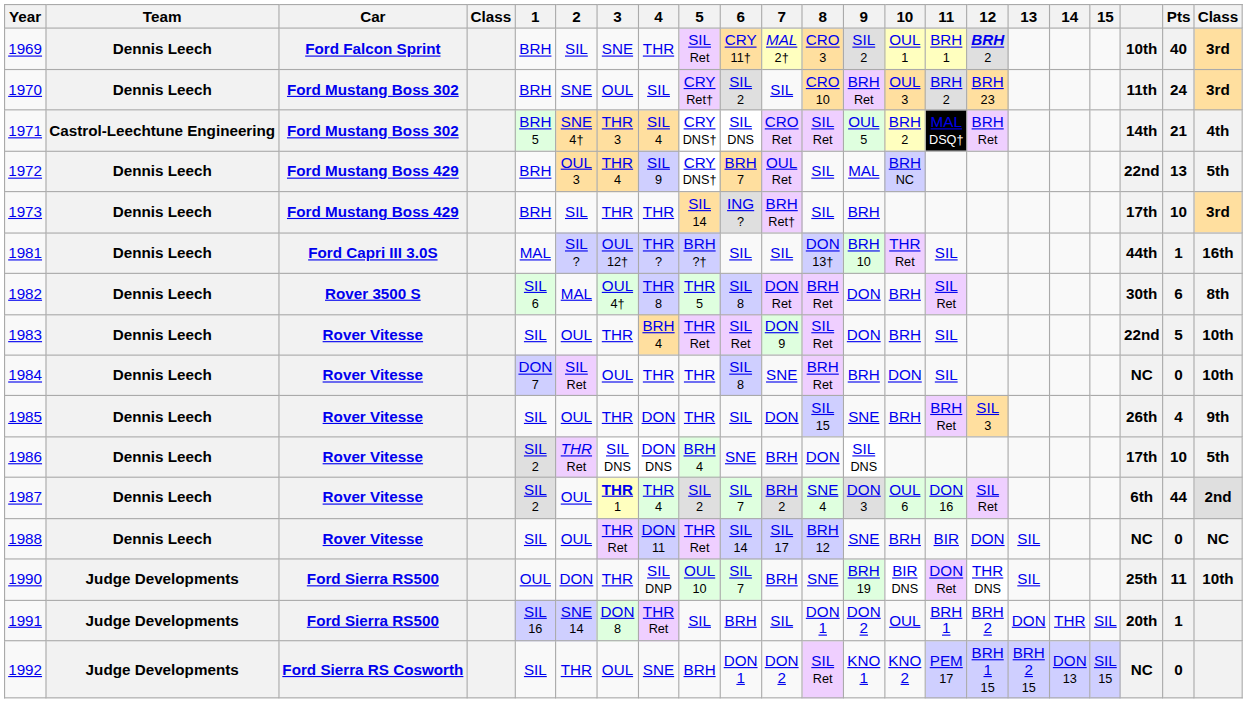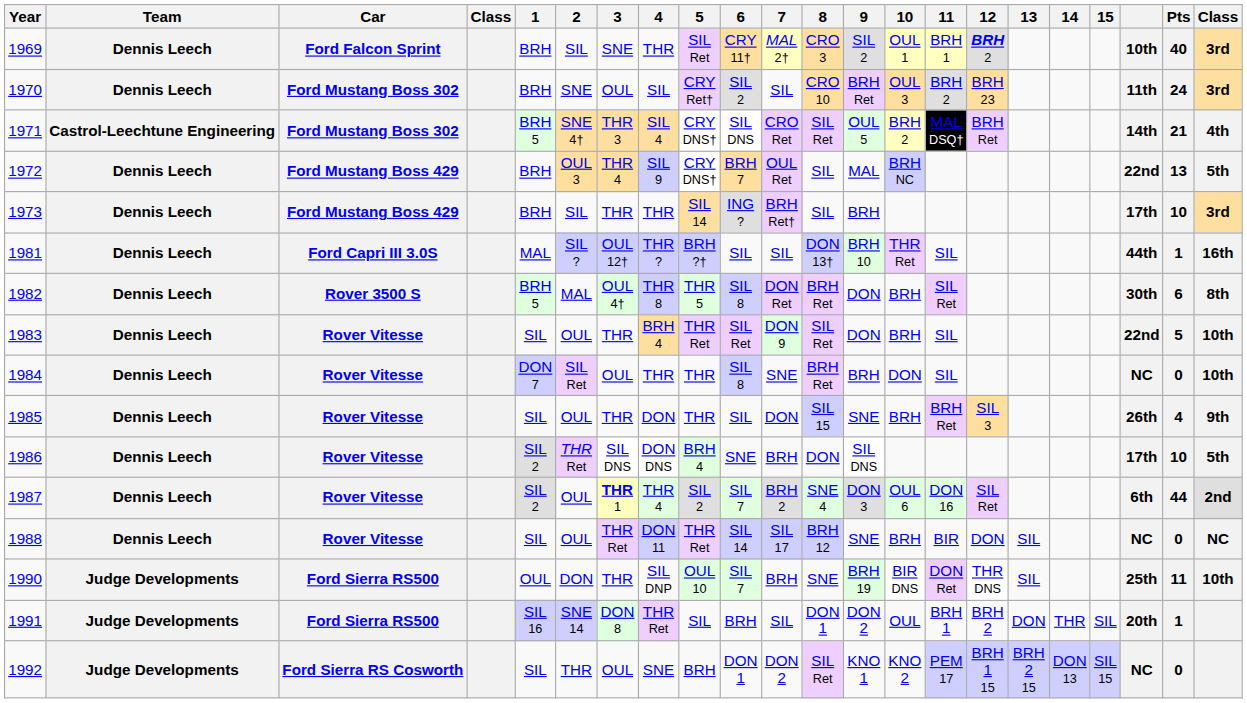(535, 293) SIL 6 -> (535, 293) BRH 5
